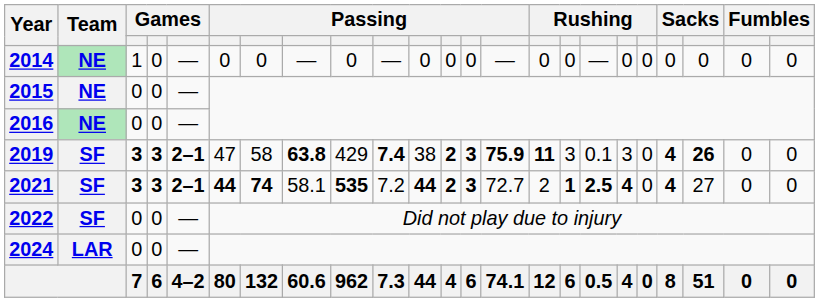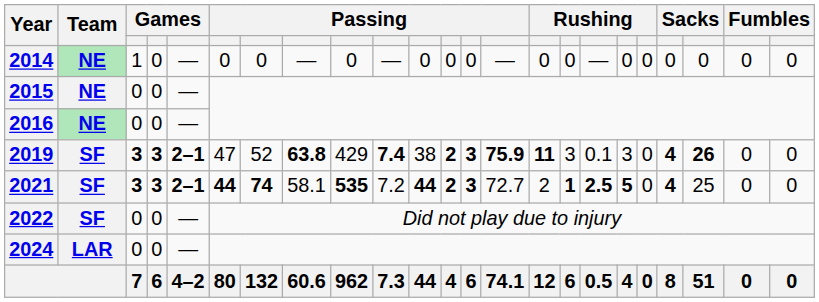(262, 155) 58 -> (262, 155) 52
(627, 186) 4 -> (627, 186) 5
(704, 186) 27 -> (704, 186) 25
